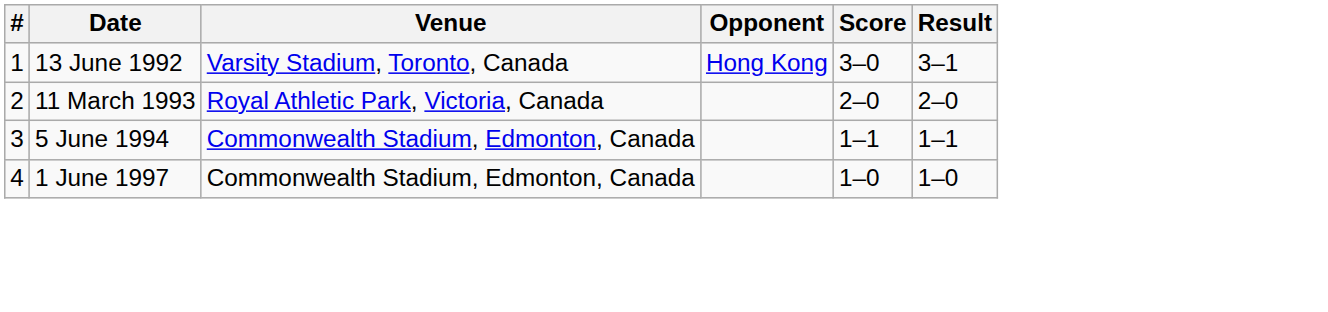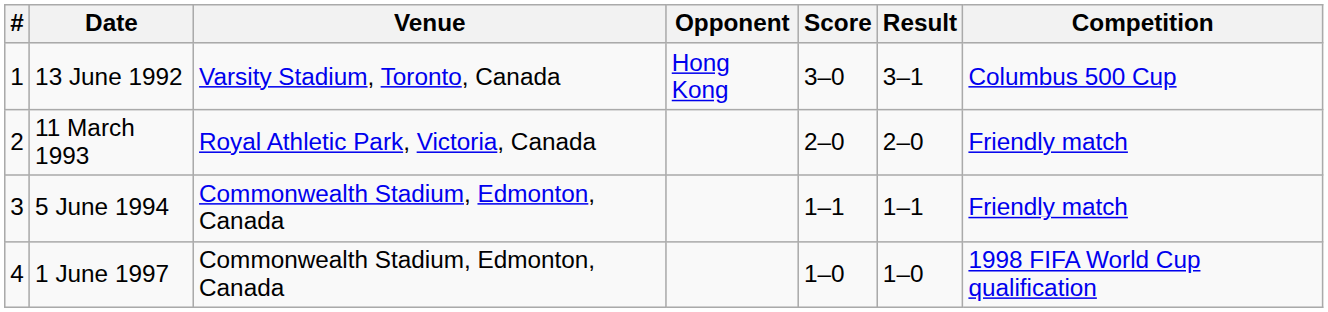+ column: (1143, 23)
